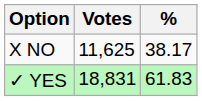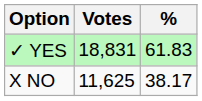rows swapped: (38, 80) <-> (32, 49)
